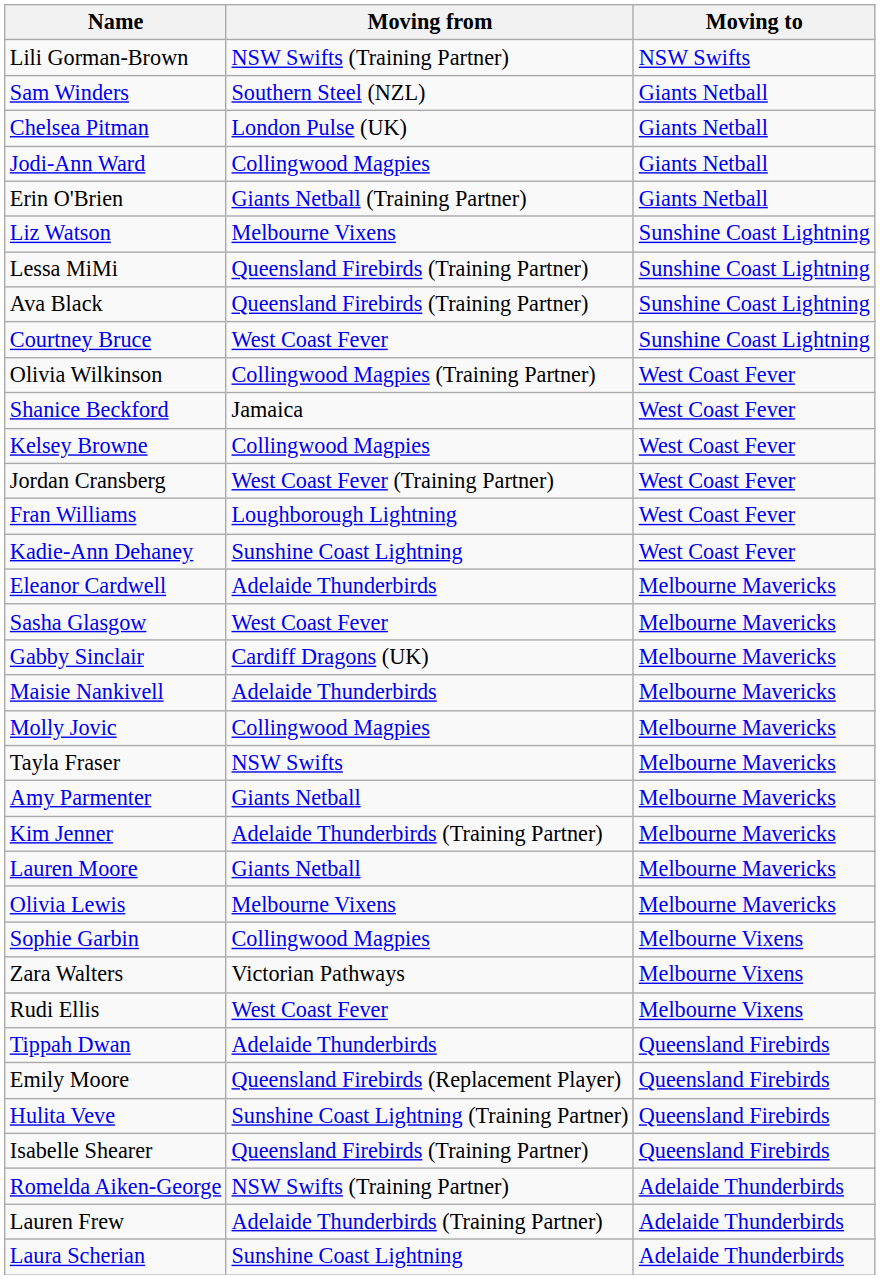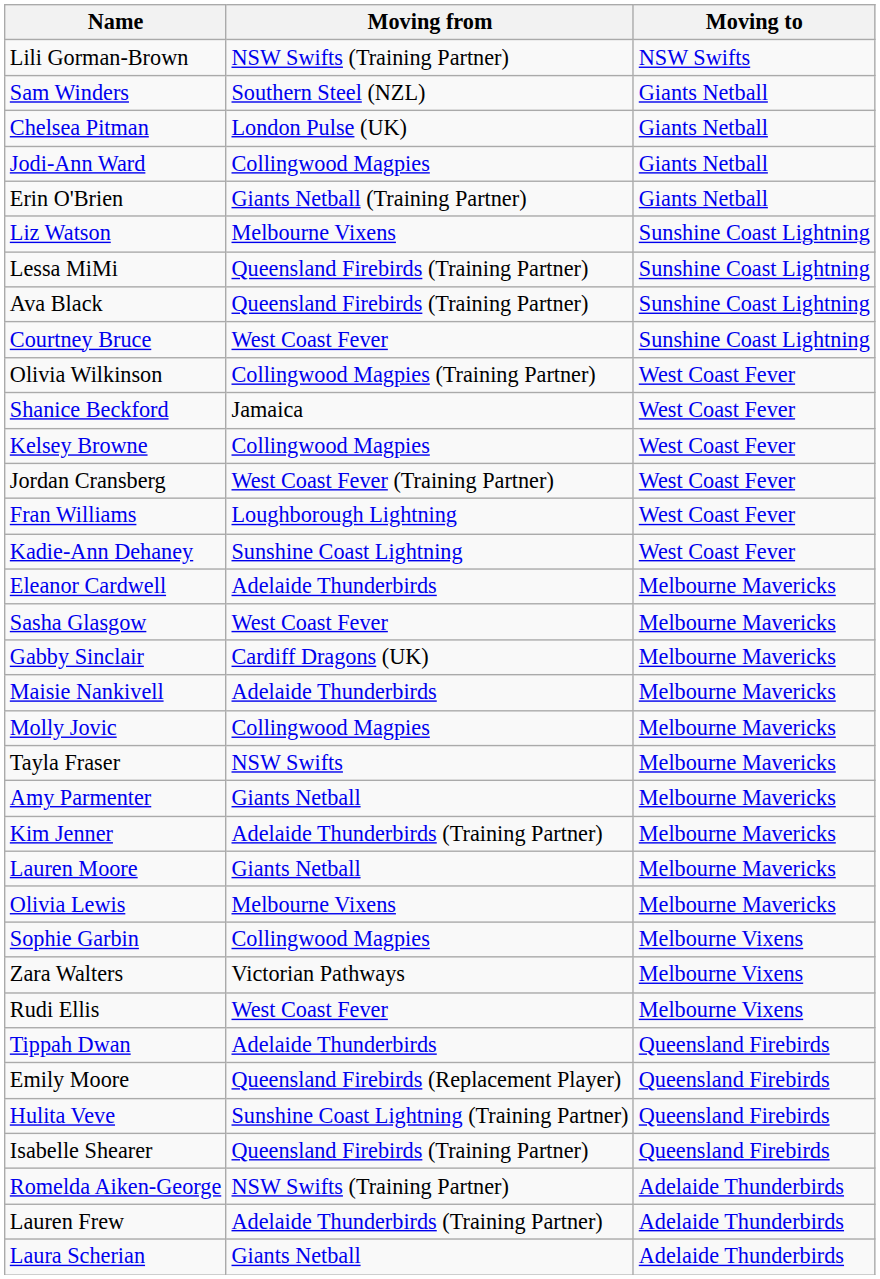(347, 1256) Sunshine Coast Lightning -> (296, 1256) Giants Netball
